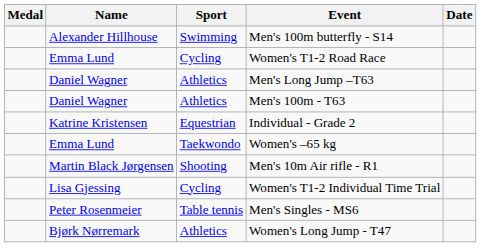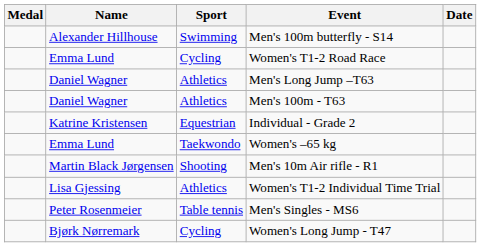(200, 187) Cycling -> (203, 187) Athletics
(203, 231) Athletics -> (200, 231) Cycling
